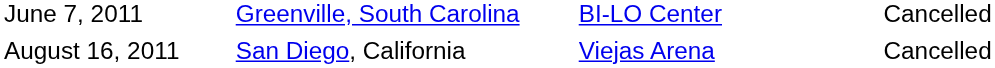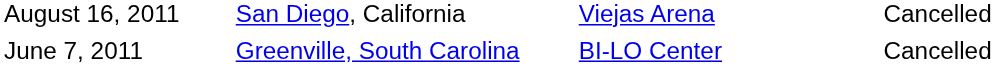rows swapped: (74, 14) <-> (92, 51)
